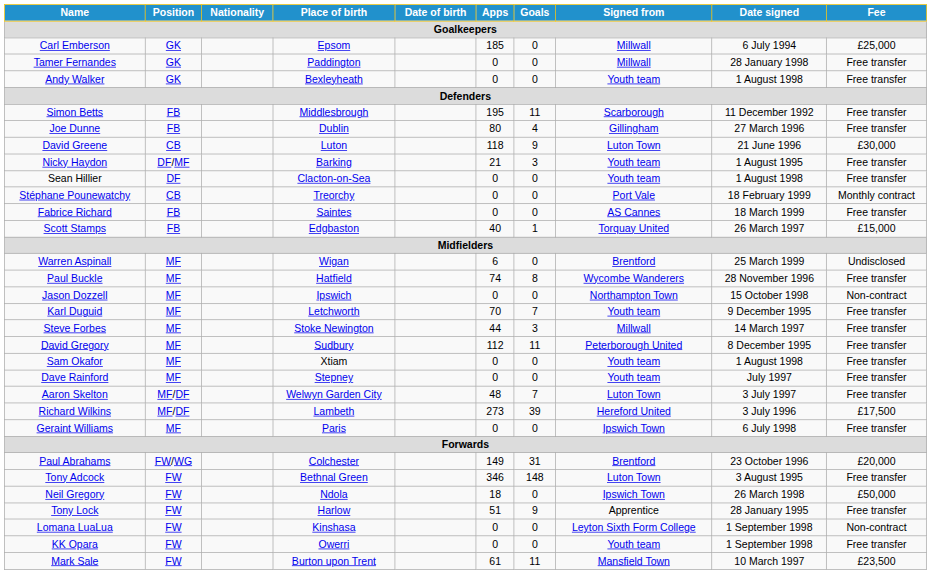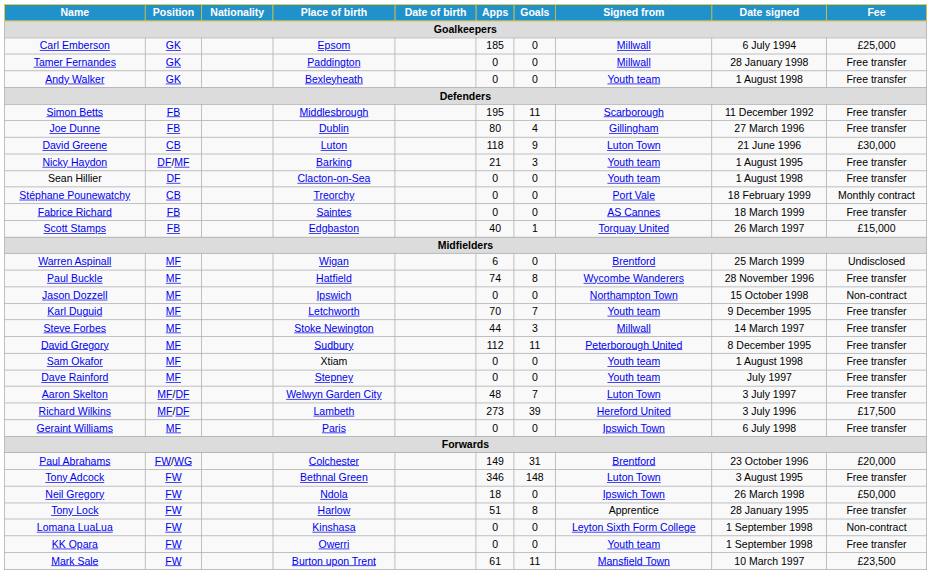(535, 511) 9 -> (535, 511) 8
